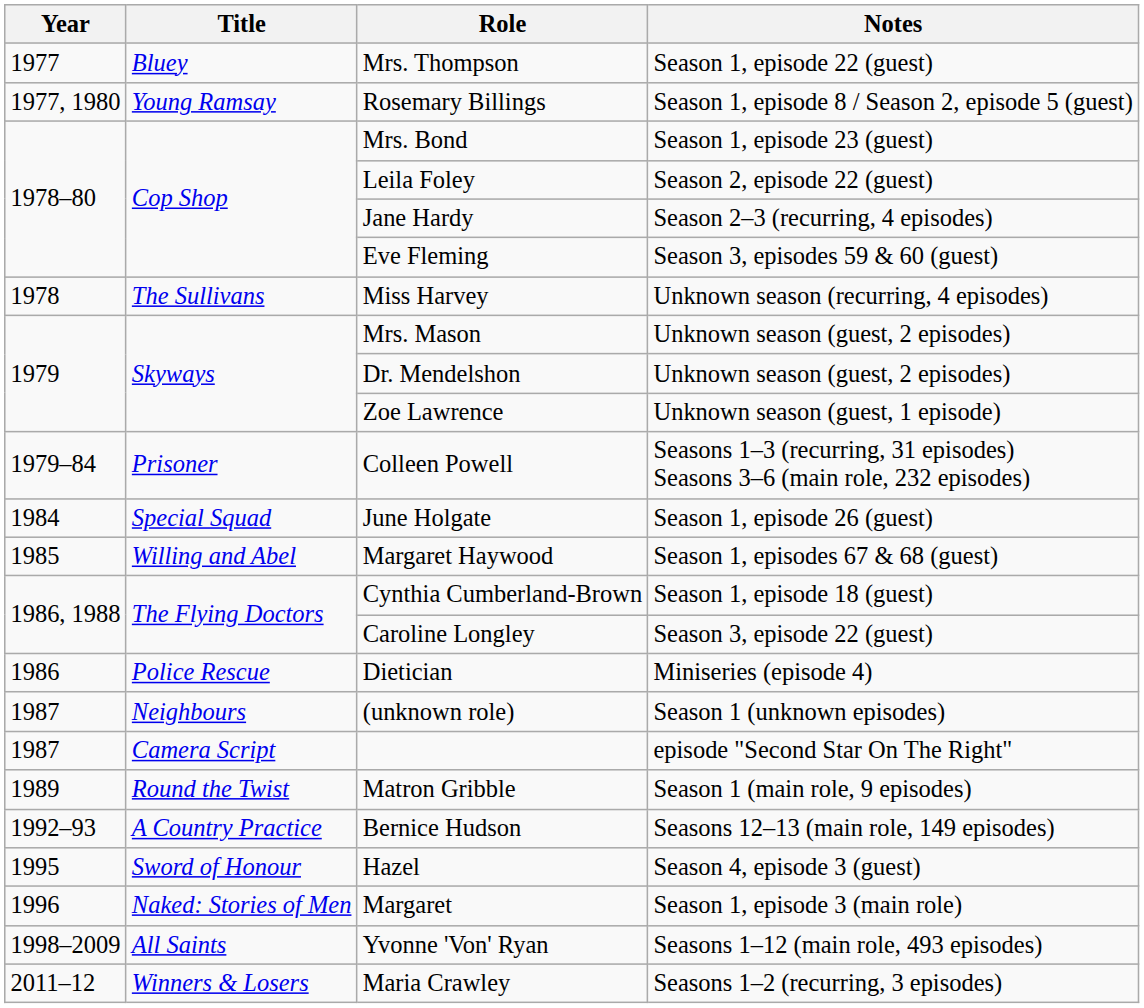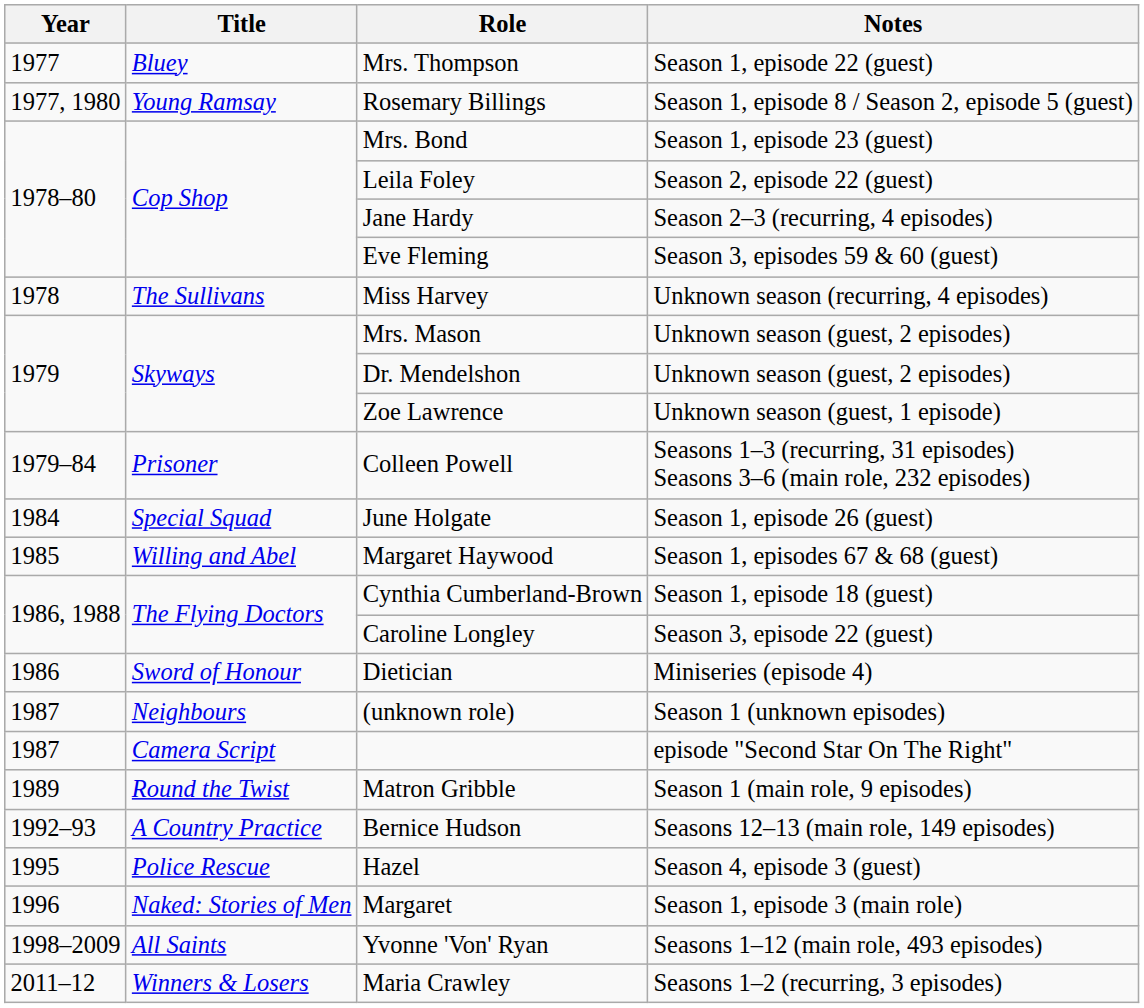(201, 672) Police Rescue -> (216, 672) Sword of Honour
(216, 866) Sword of Honour -> (201, 866) Police Rescue
